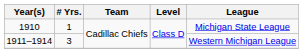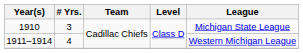(69, 27) 1 -> (69, 27) 3
(69, 41) 3 -> (69, 41) 4
